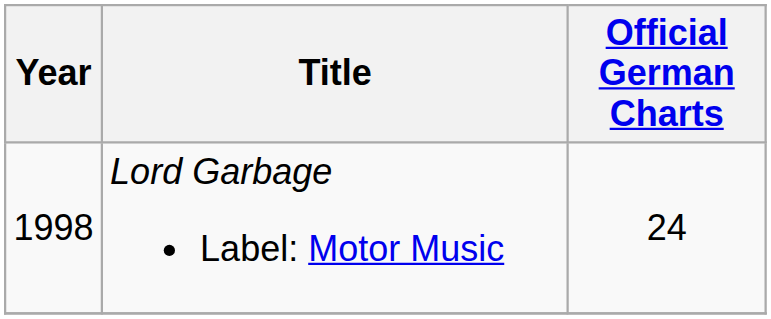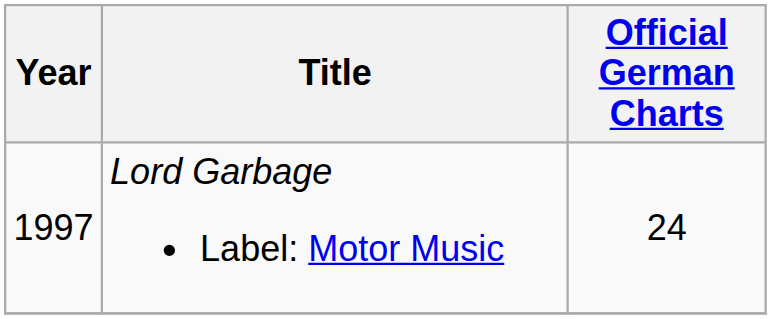(53, 227) 1998 -> (53, 227) 1997
